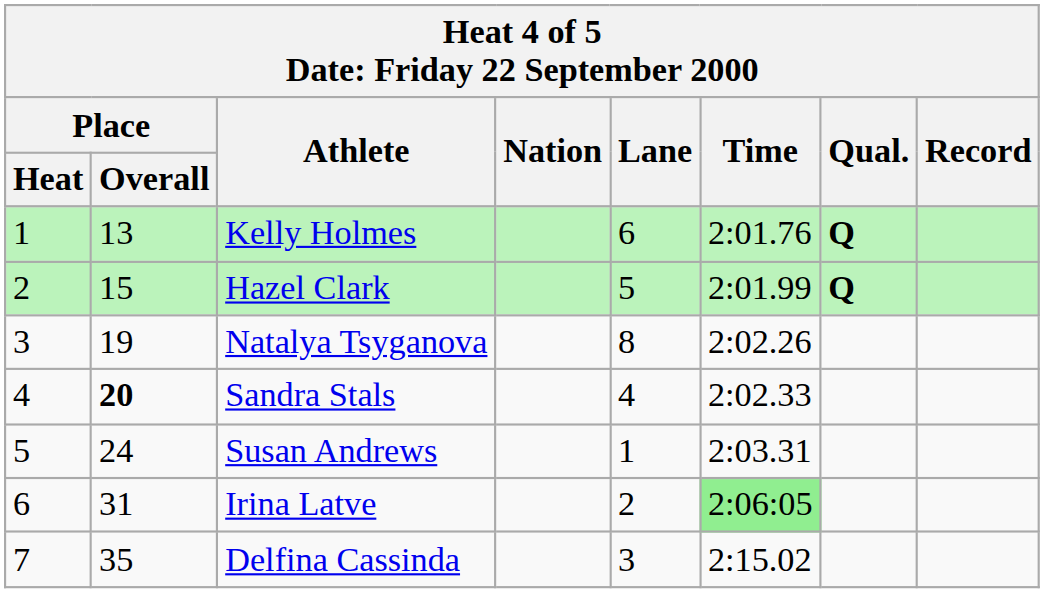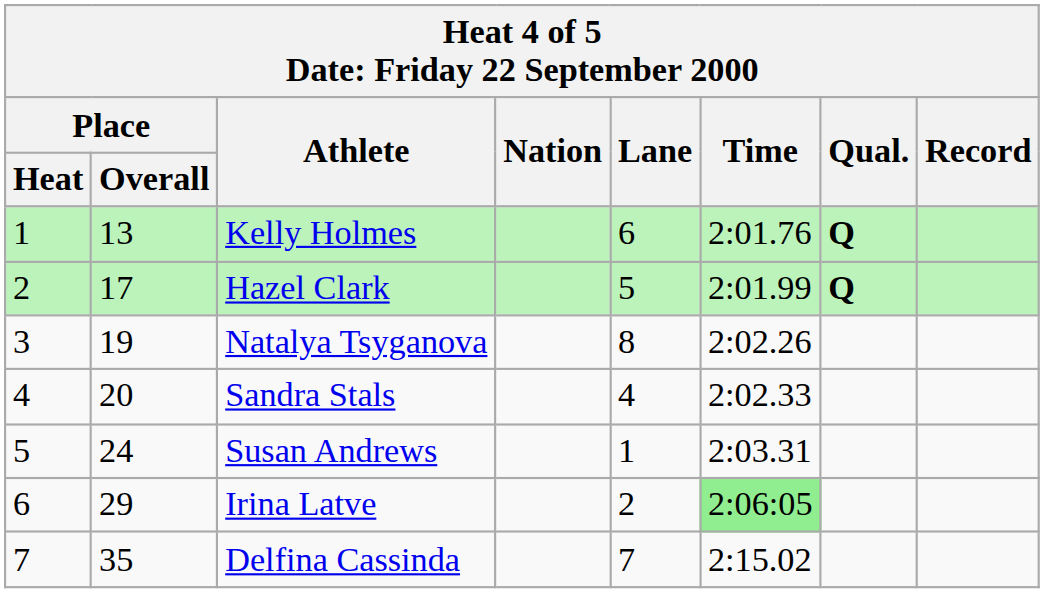(116, 287) 15 -> (116, 287) 17
(116, 395) bold -> (116, 395) normal
(116, 504) 31 -> (116, 504) 29
(627, 558) 3 -> (627, 558) 7
